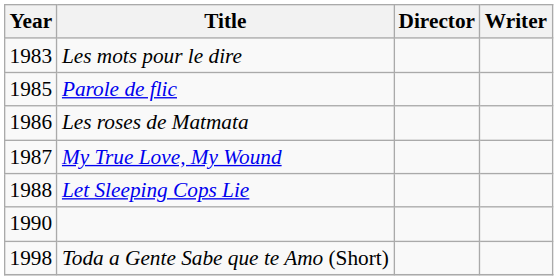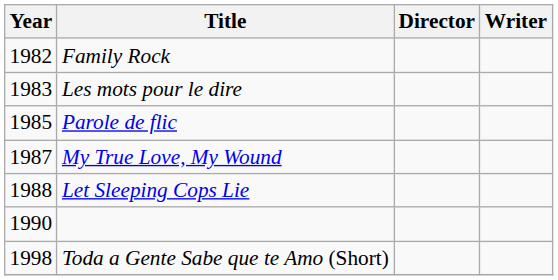+ row: (31, 55)
- row: (31, 122)
